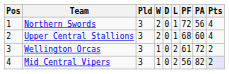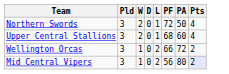- column: (13, 11)
(200, 24) 56 -> (182, 24) 50
(186, 50) 61 -> (168, 50) 66
(200, 62) 82 -> (182, 62) 80
